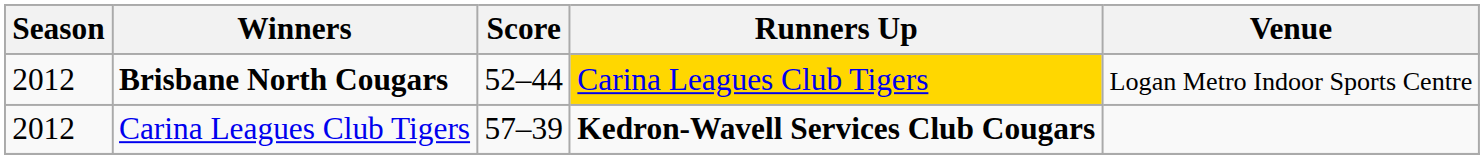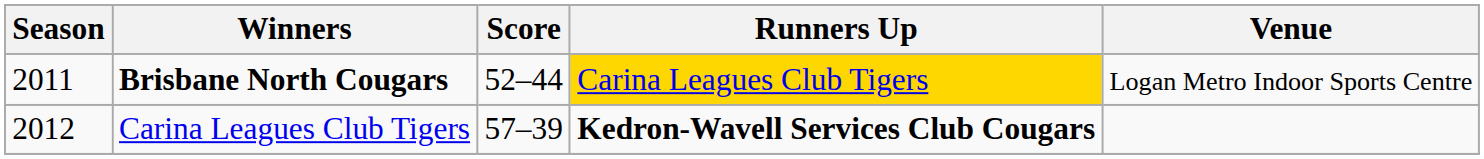(44, 79) 2012 -> (43, 79) 2011
